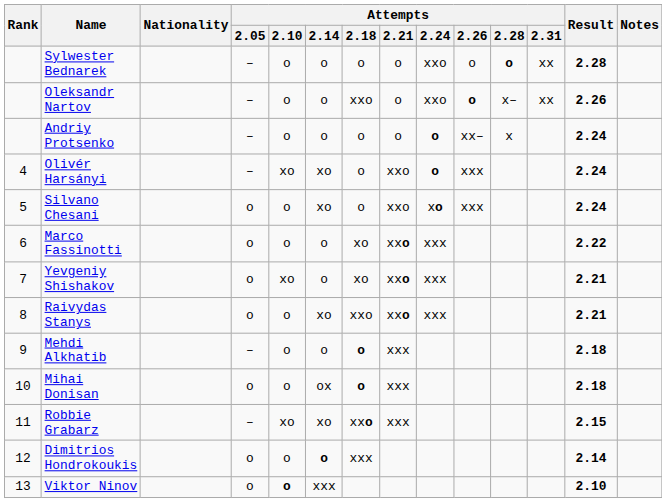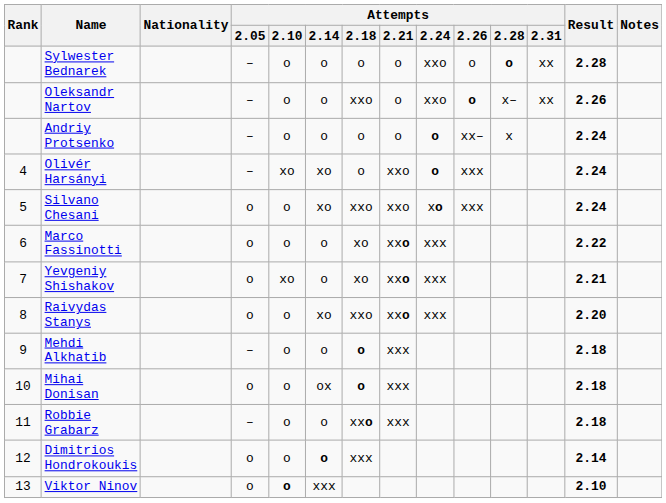(361, 208) o -> (361, 208) xxo
(591, 315) 2.21 -> (591, 315) 2.20
(287, 423) xo -> (287, 423) o
(324, 423) xo -> (324, 423) o
(591, 423) 2.15 -> (591, 423) 2.18
